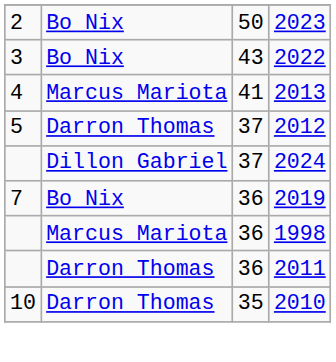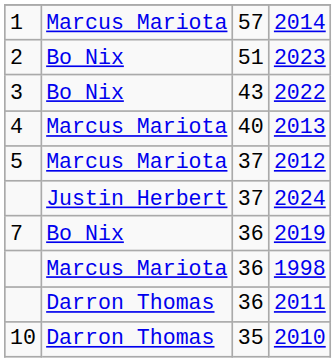+ row: (300, 22)
(251, 22) 50 -> (251, 58) 51
(251, 93) 41 -> (251, 128) 40
(130, 128) Darron Thomas -> (137, 163) Marcus Mariota
(137, 163) Dillon Gabriel -> (137, 198) Justin Herbert
